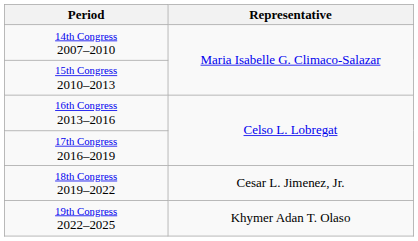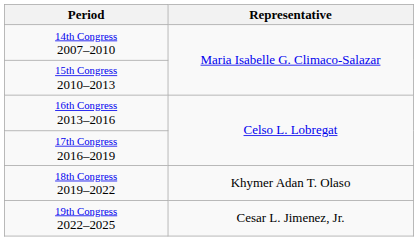(291, 183) Cesar L. Jimenez, Jr. -> (291, 183) Khymer Adan T. Olaso
(291, 218) Khymer Adan T. Olaso -> (291, 218) Cesar L. Jimenez, Jr.
